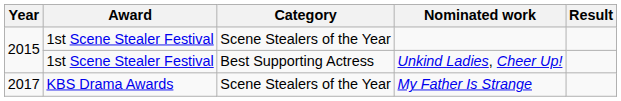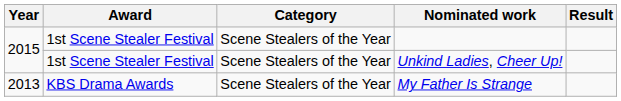(297, 61) Best Supporting Actress -> (306, 61) Scene Stealers of the Year
(24, 84) 2017 -> (24, 84) 2013
